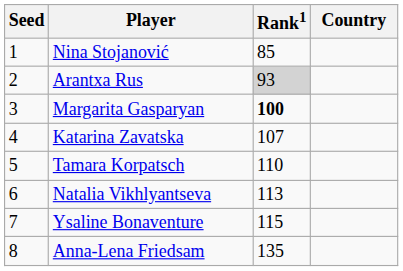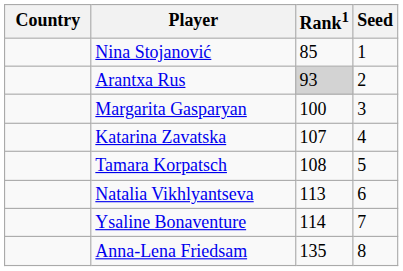columns swapped: (354, 21) <-> (27, 21)
(270, 108) bold -> (313, 108) normal
(270, 165) 110 -> (313, 165) 108
(270, 222) 115 -> (313, 222) 114
